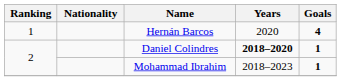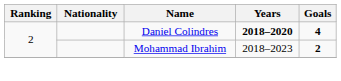- row: (180, 31)
(318, 48) 1 -> (318, 31) 4
(318, 66) 1 -> (318, 48) 2
